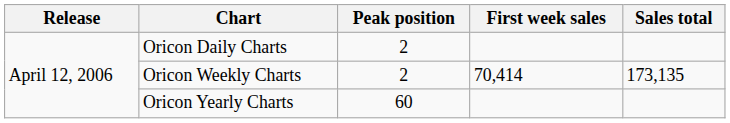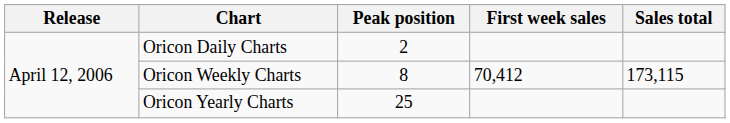(404, 74) 2 -> (404, 74) 8
(498, 74) 70,414 -> (498, 74) 70,412
(655, 74) 173,135 -> (655, 74) 173,115
(404, 103) 60 -> (404, 103) 25
